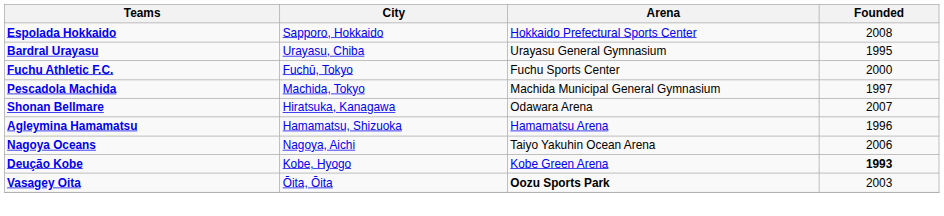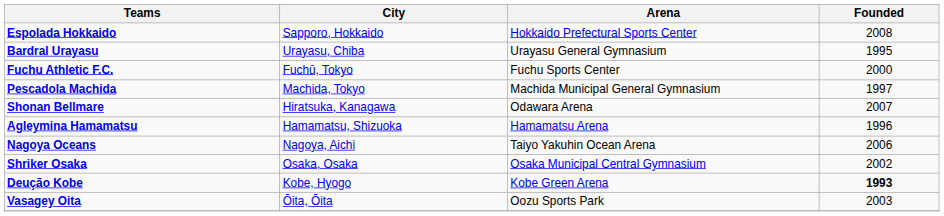+ row: (47, 164)
(560, 182) bold -> (557, 201) normal
